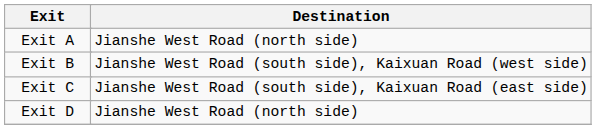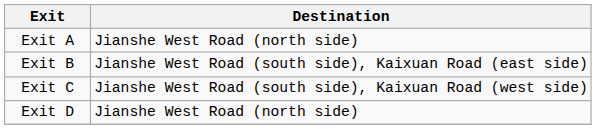(341, 64) Jianshe West Road (south side), Kaixuan Road (west side) -> (341, 64) Jianshe West Road (south side), Kaixuan Road (east side)
(341, 88) Jianshe West Road (south side), Kaixuan Road (east side) -> (341, 88) Jianshe West Road (south side), Kaixuan Road (west side)
